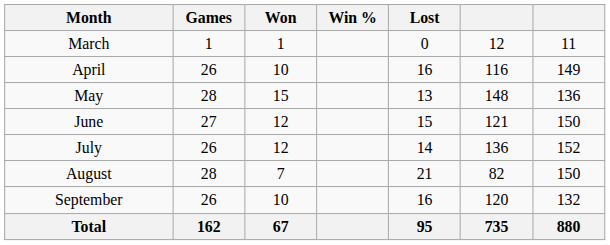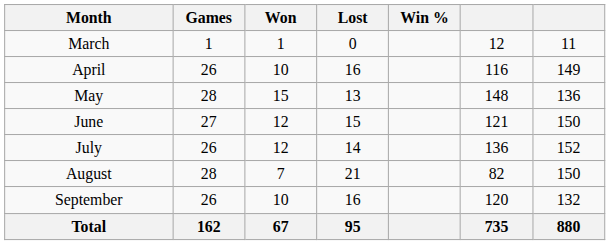columns swapped: (425, 17) <-> (353, 17)
